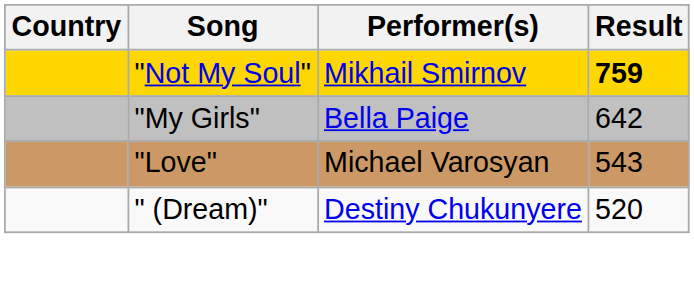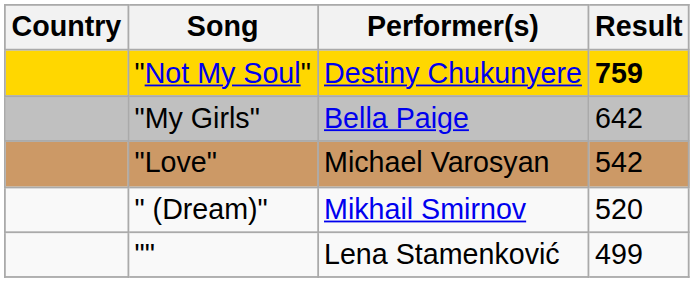(425, 72) Mikhail Smirnov -> (453, 72) Destiny Chukunyere
(619, 163) 543 -> (619, 163) 542
(453, 208) Destiny Chukunyere -> (425, 208) Mikhail Smirnov
+ row: (145, 254)
